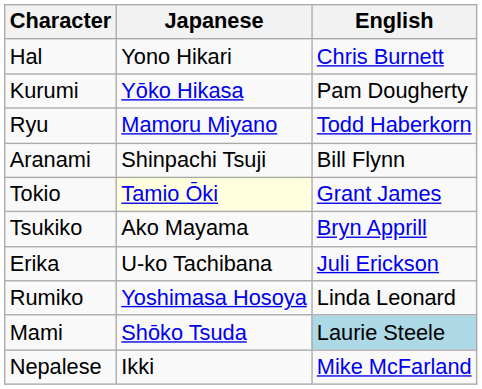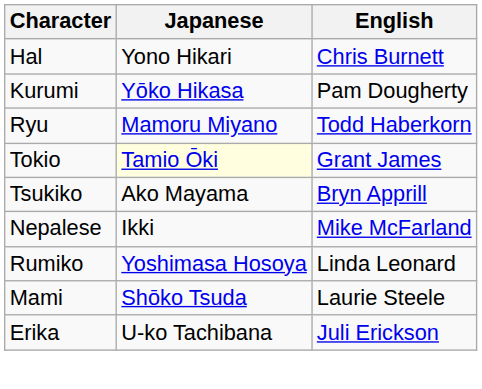- row: (50, 159)
rows swapped: (34, 263) <-> (56, 366)
(381, 332) lightblue background -> (381, 297) no background
